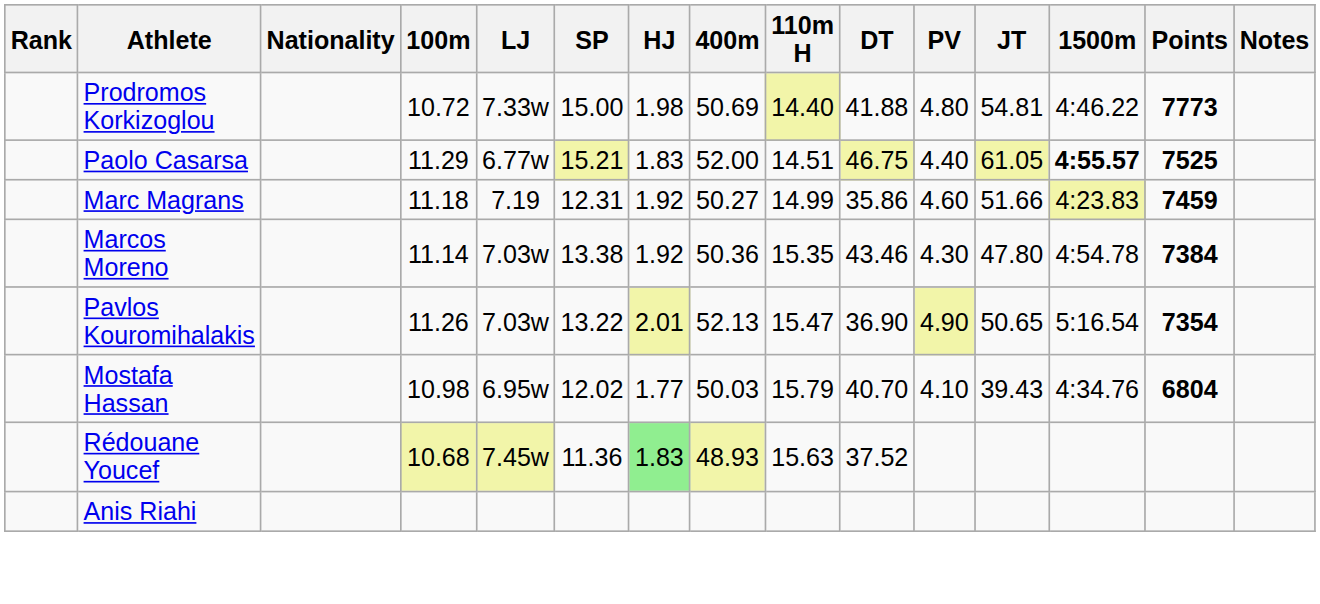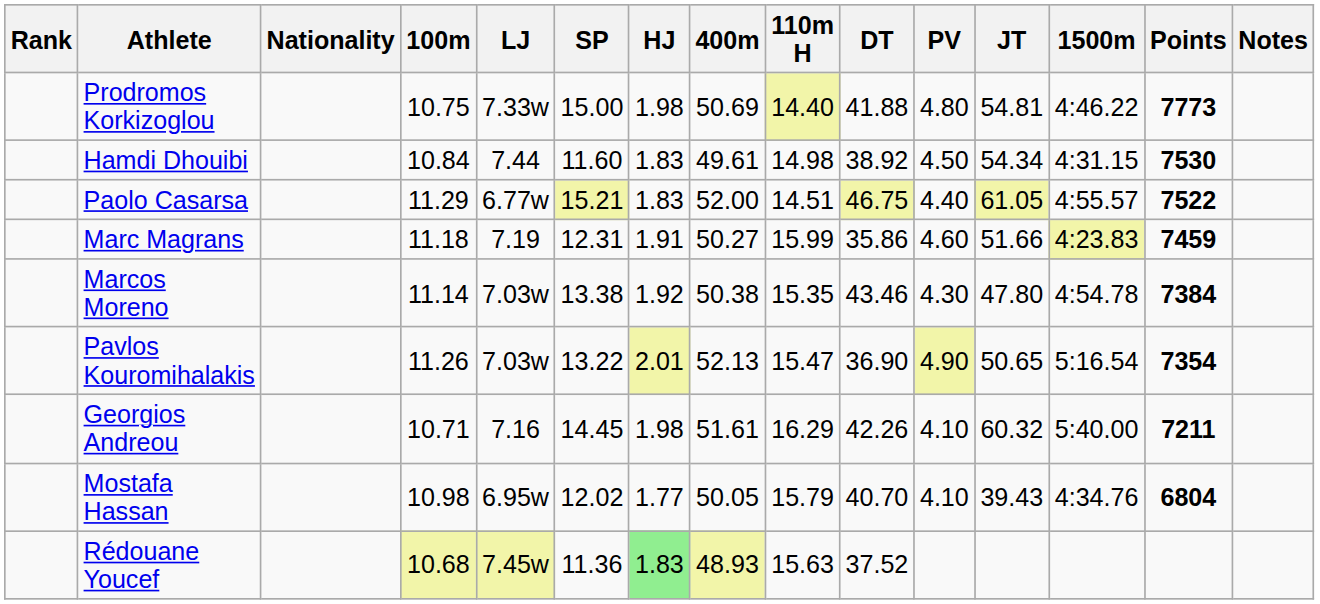(438, 107) 10.72 -> (438, 107) 10.75
+ row: (166, 160)
(1097, 160) bold -> (1097, 200) normal
(1190, 160) 7525 -> (1188, 200) 7522
(659, 200) 1.92 -> (659, 240) 1.91
(803, 200) 14.99 -> (803, 240) 15.99
(727, 254) 50.36 -> (727, 294) 50.38
+ row: (134, 429)
(727, 389) 50.03 -> (727, 497) 50.05
- row: (140, 511)
